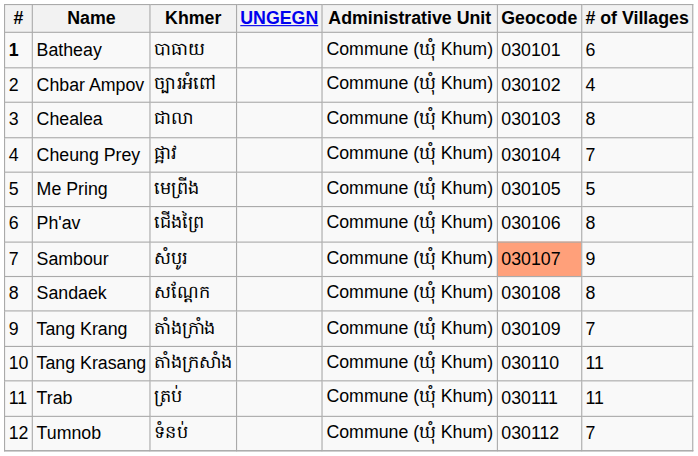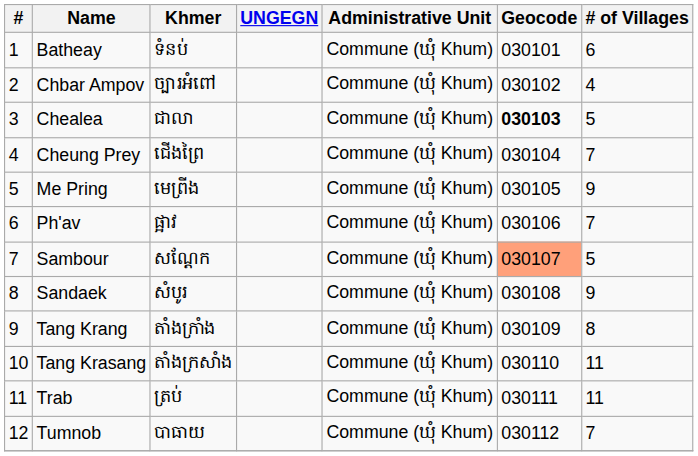(14, 50) bold -> (14, 50) normal
(179, 48) បាធាយ -> (171, 48) ទំនប់
(531, 119) normal -> (531, 119) bold
(590, 119) 8 -> (590, 119) 5
(165, 153) ផ្អាវ -> (179, 153) ជើងព្រៃ
(590, 189) 5 -> (590, 189) 9
(179, 223) ជើងព្រៃ -> (165, 223) ផ្អាវ
(590, 224) 8 -> (590, 224) 7
(171, 257) សំបូរ -> (182, 257) សណ្ដែក
(590, 259) 9 -> (590, 259) 5
(182, 292) សណ្ដែក -> (171, 292) សំបូរ
(590, 293) 8 -> (590, 293) 9
(590, 328) 7 -> (590, 328) 8
(171, 432) ទំនប់ -> (179, 432) បាធាយ
